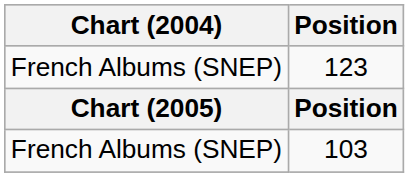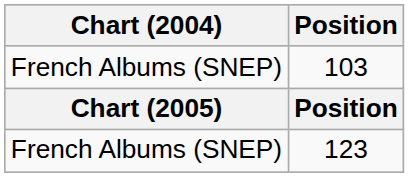rows swapped: (346, 150) <-> (346, 66)
